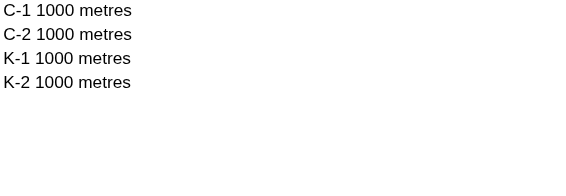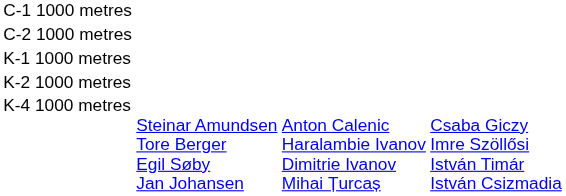+ row: (67, 105)
